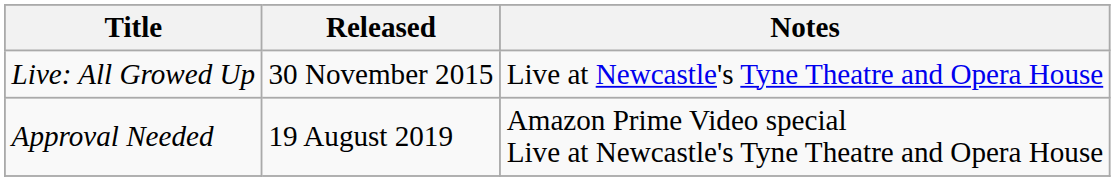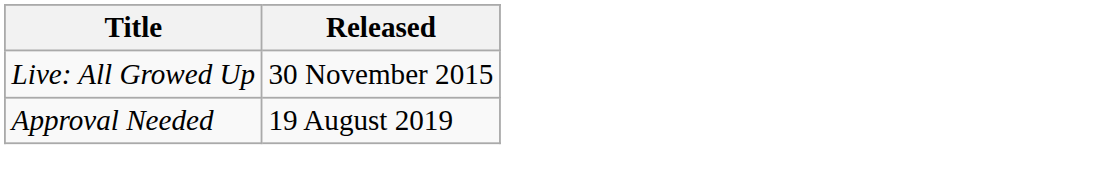- column: (805, 27)
